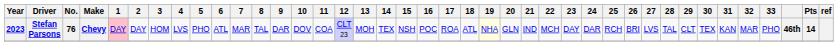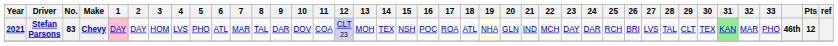(15, 29) 2023 -> (15, 29) 2021
(71, 29) 76 -> (71, 29) 83
(728, 29) no background -> (728, 29) lightgreen background
(811, 29) 14 -> (811, 29) 12
